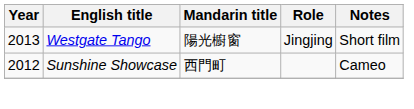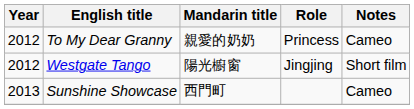+ row: (109, 40)
(24, 40) 2013 -> (24, 65) 2012
(24, 65) 2012 -> (24, 91) 2013
